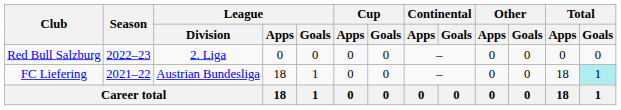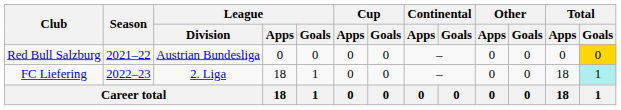(128, 54) 2022–23 -> (128, 54) 2021–22
(208, 54) 2. Liga -> (208, 54) Austrian Bundesliga
(598, 54) no background -> (598, 54) gold background
(128, 74) 2021–22 -> (128, 74) 2022–23
(208, 74) Austrian Bundesliga -> (208, 74) 2. Liga
